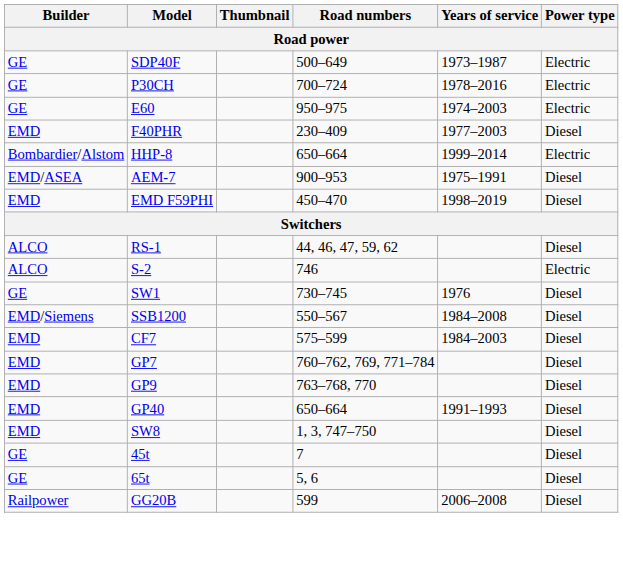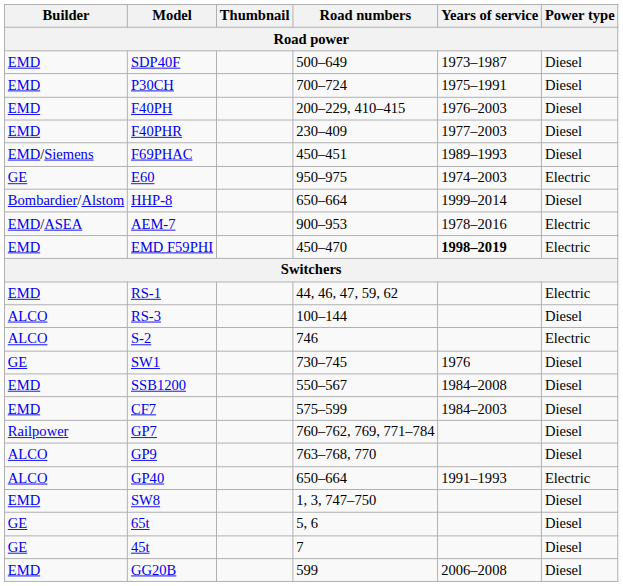(18, 62) GE -> (24, 62) EMD
(568, 62) Electric -> (564, 62) Diesel
(18, 85) GE -> (24, 85) EMD
(474, 85) 1978–2016 -> (474, 85) 1975–1991
(568, 85) Electric -> (564, 85) Diesel
+ row: (152, 108)
rows swapped: (156, 131) <-> (143, 108)
+ row: (162, 154)
(568, 154) Electric -> (564, 200) Diesel
(474, 177) 1975–1991 -> (474, 223) 1978–2016
(564, 177) Diesel -> (568, 223) Electric
(474, 200) normal -> (474, 246) bold
(564, 200) Diesel -> (568, 246) Electric
(28, 246) ALCO -> (24, 293) EMD
(564, 246) Diesel -> (568, 293) Electric
+ row: (146, 316)
(51, 316) EMD/Siemens -> (24, 385) EMD
(24, 362) EMD -> (38, 431) Railpower
(24, 385) EMD -> (28, 454) ALCO
(24, 408) EMD -> (28, 477) ALCO
(564, 408) Diesel -> (568, 477) Electric
rows swapped: (140, 454) <-> (140, 477)
(38, 500) Railpower -> (24, 570) EMD
